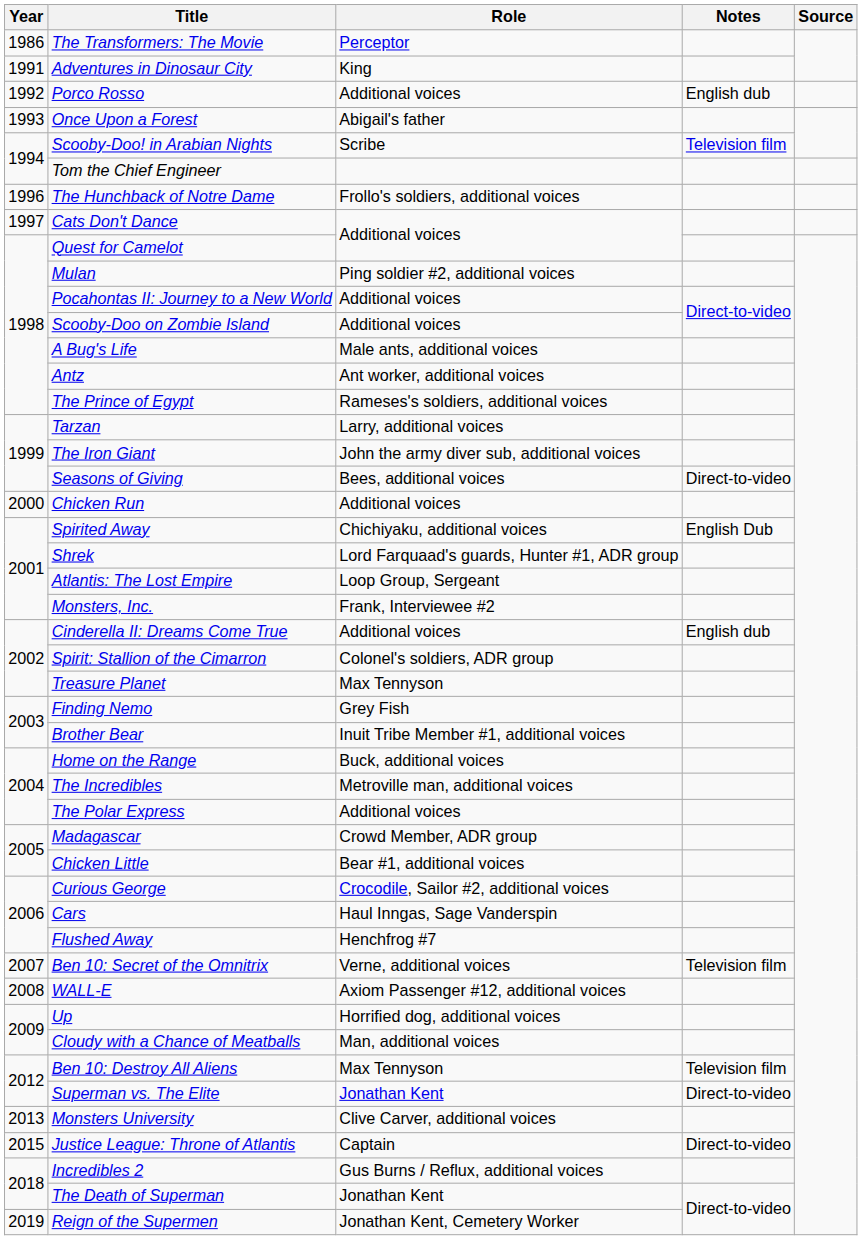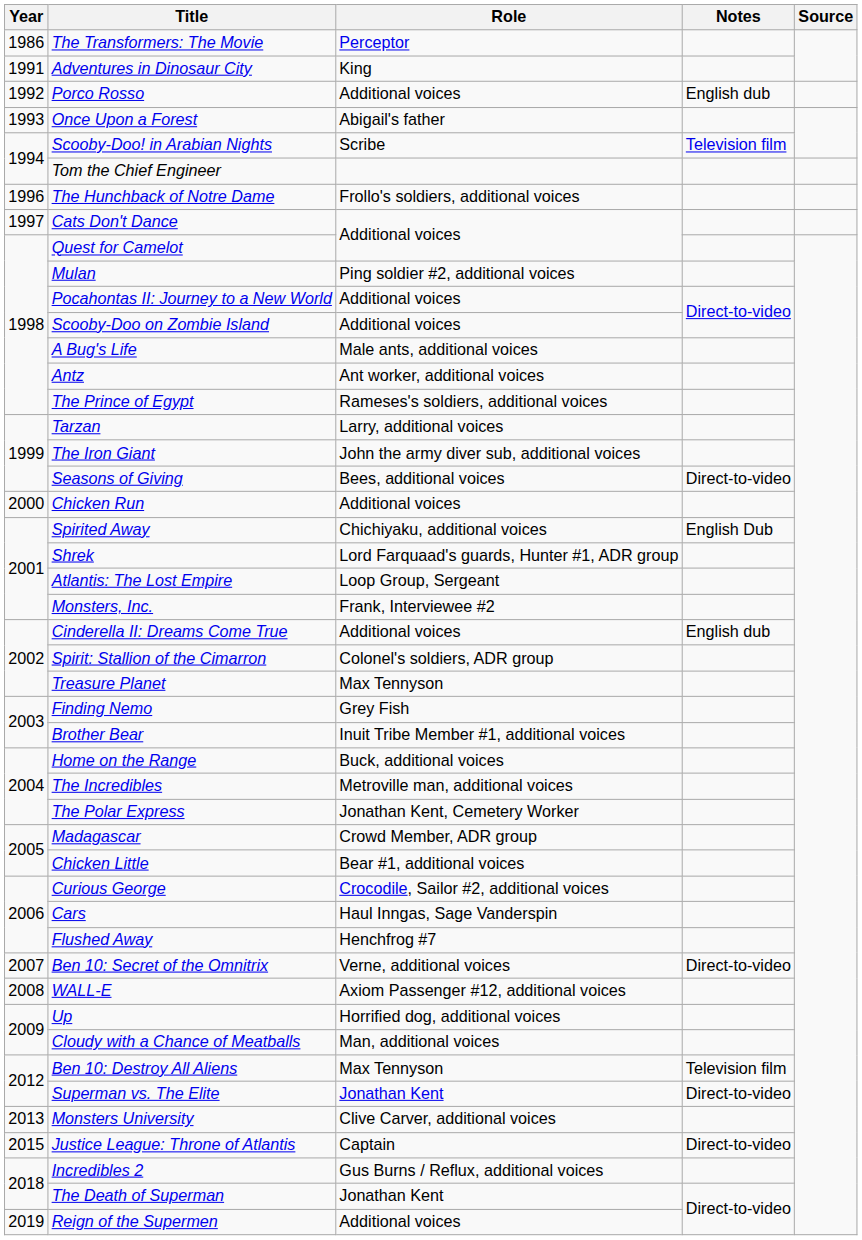(400, 811) Additional voices -> (459, 811) Jonathan Kent, Cemetery Worker
(736, 965) Television film -> (738, 965) Direct-to-video
(459, 1221) Jonathan Kent, Cemetery Worker -> (400, 1221) Additional voices
